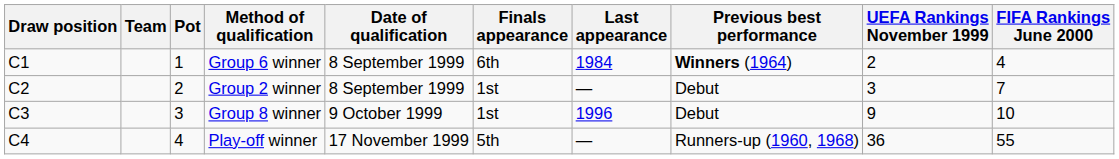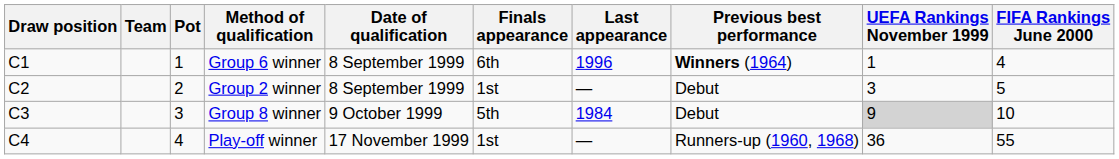(594, 62) 1984 -> (594, 62) 1996
(871, 62) 2 -> (871, 62) 1
(1001, 88) 7 -> (1001, 88) 5
(487, 114) 1st -> (488, 114) 5th
(594, 114) 1996 -> (594, 114) 1984
(871, 114) no background -> (871, 114) lightgrey background
(488, 140) 5th -> (487, 140) 1st
